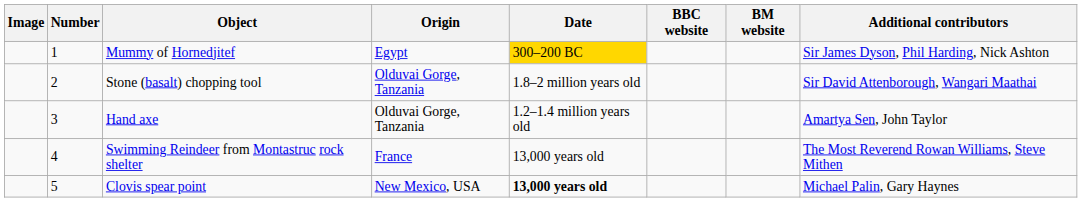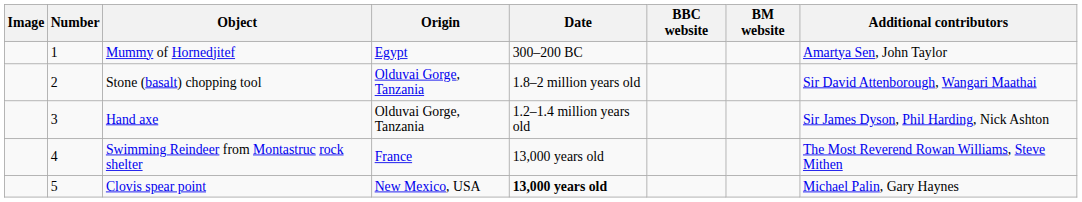(548, 52) gold background -> (548, 52) no background
(926, 52) Sir James Dyson, Phil Harding, Nick Ashton -> (875, 52) Amartya Sen, John Taylor
(875, 119) Amartya Sen, John Taylor -> (926, 119) Sir James Dyson, Phil Harding, Nick Ashton
